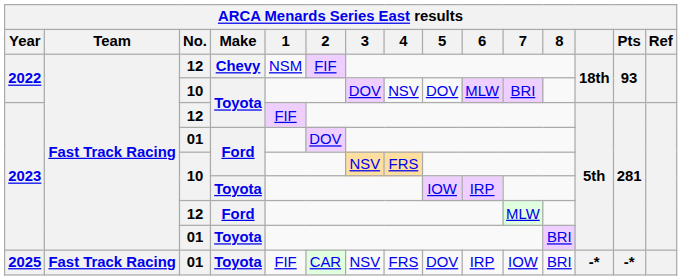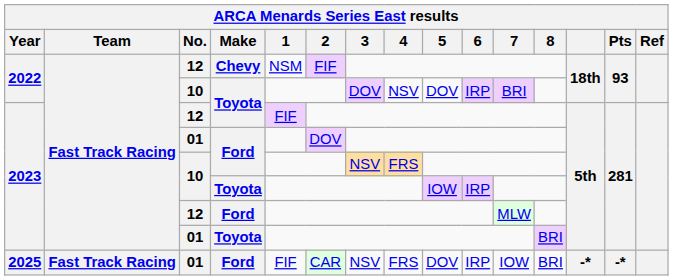(482, 90) MLW -> (478, 90) IRP
(238, 262) Toyota -> (238, 262) Ford
